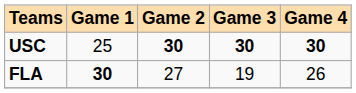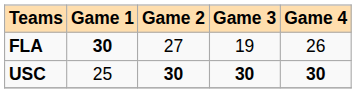rows swapped: (27, 46) <-> (26, 74)
